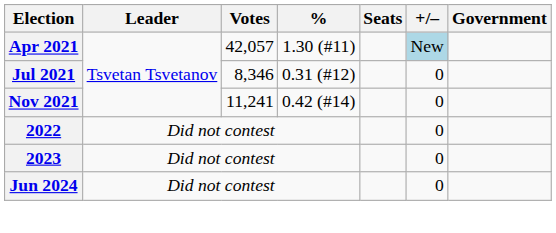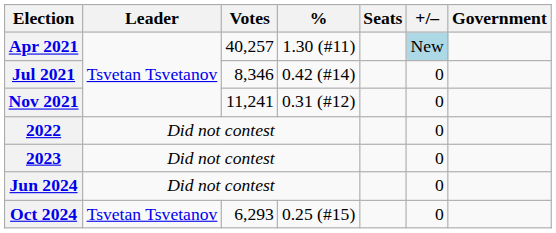(250, 46) 42,057 -> (250, 46) 40,257
(319, 74) 0.31 (#12) -> (319, 74) 0.42 (#14)
(319, 102) 0.42 (#14) -> (319, 102) 0.31 (#12)
+ row: (44, 213)
